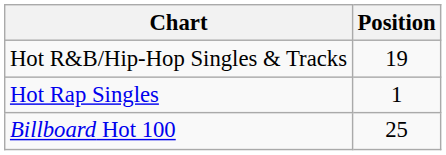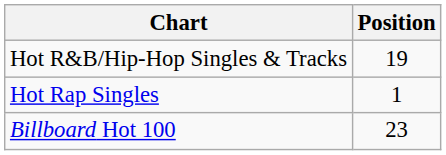(397, 130) 25 -> (397, 130) 23
